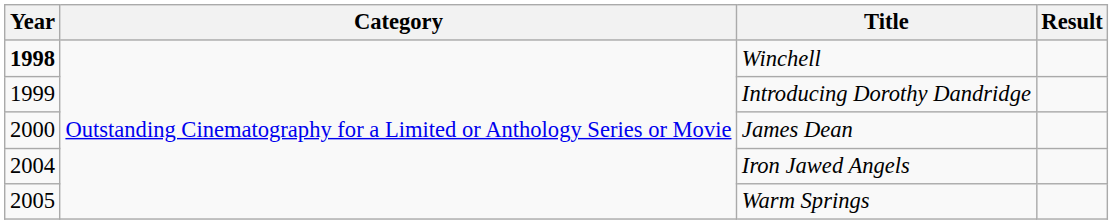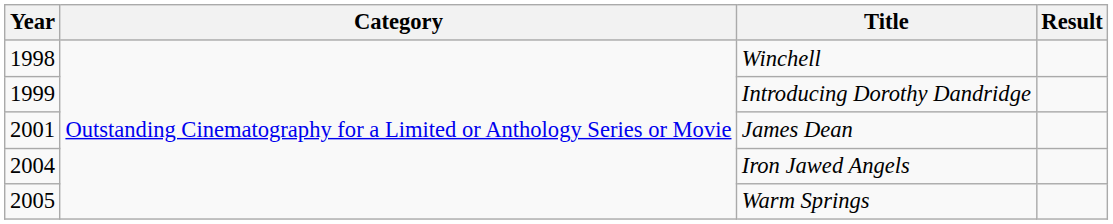(32, 58) bold -> (32, 58) normal
(32, 129) 2000 -> (32, 129) 2001
